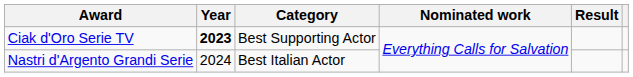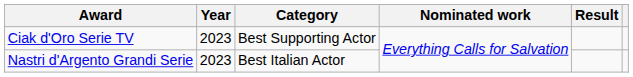(216, 38) bold -> (216, 38) normal
(216, 60) 2024 -> (216, 60) 2023
